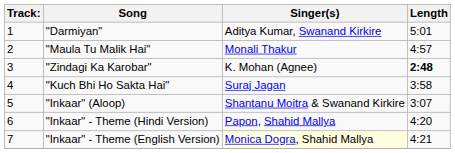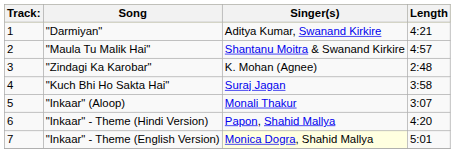(421, 31) 5:01 -> (421, 31) 4:21
(261, 49) Monali Thakur -> (315, 49) Shantanu Moitra & Swanand Kirkire
(421, 67) bold -> (421, 67) normal
(315, 103) Shantanu Moitra & Swanand Kirkire -> (261, 103) Monali Thakur
(421, 139) 4:21 -> (421, 139) 5:01
